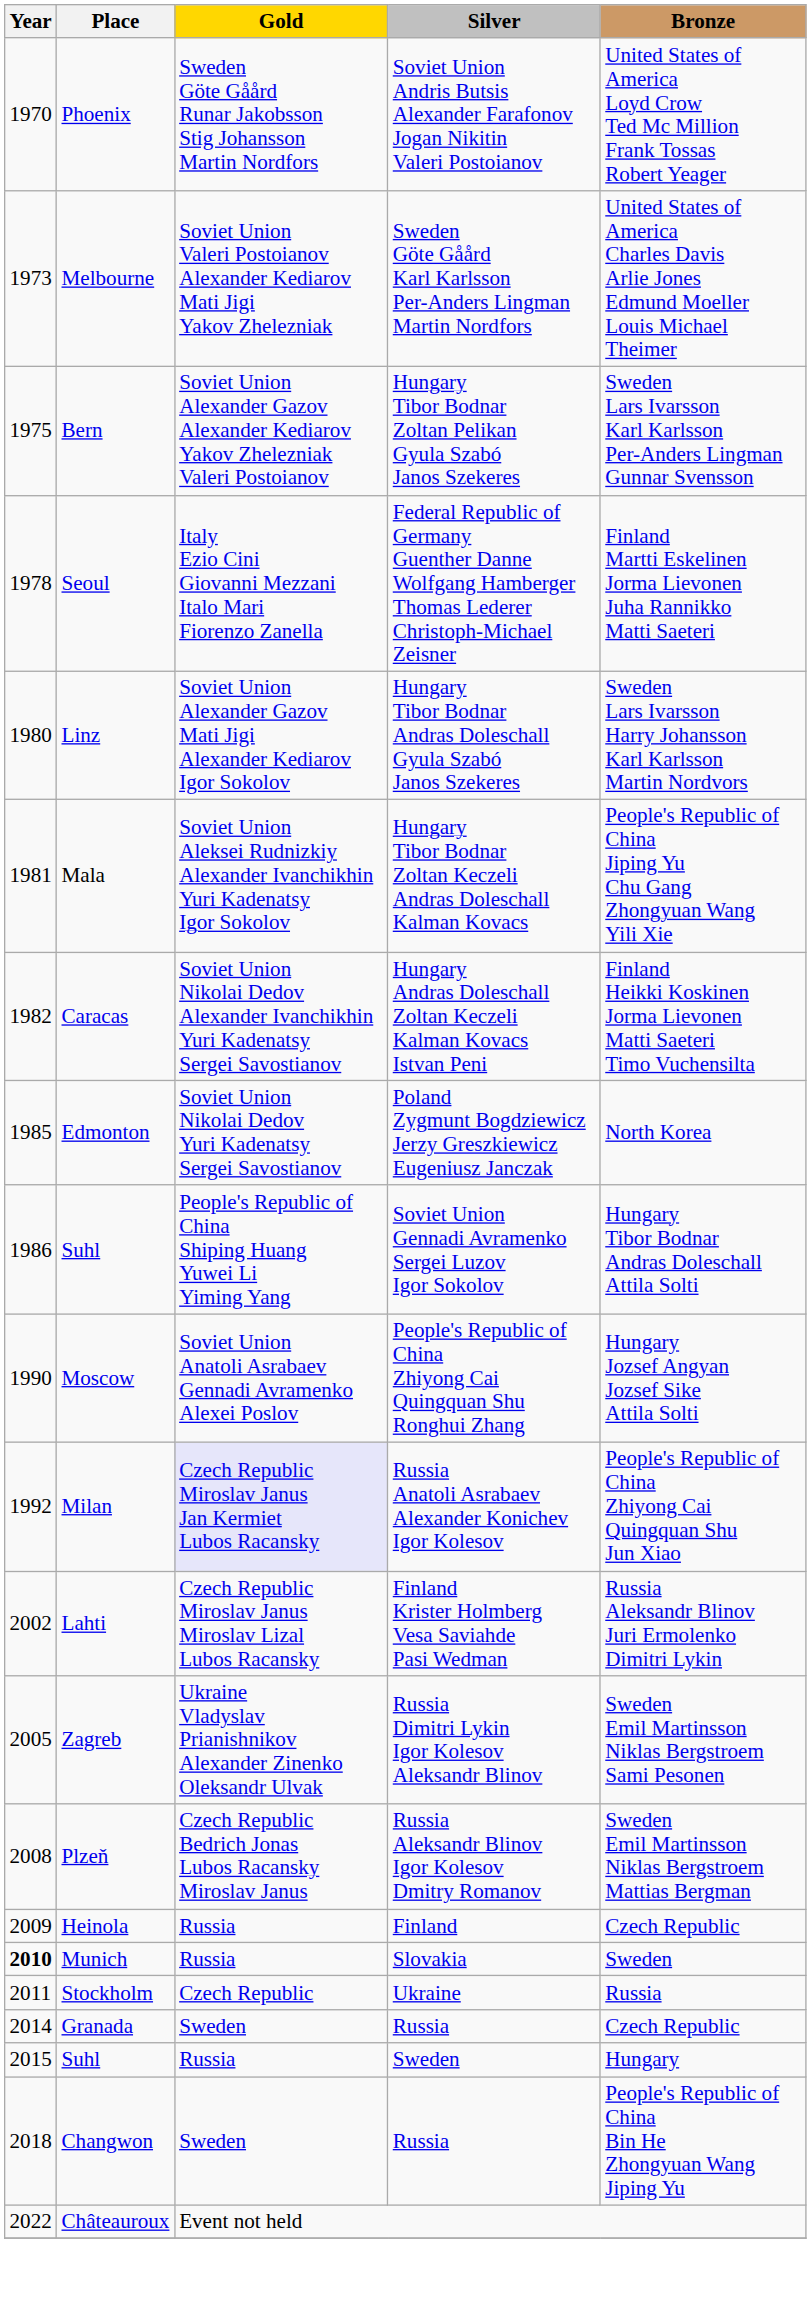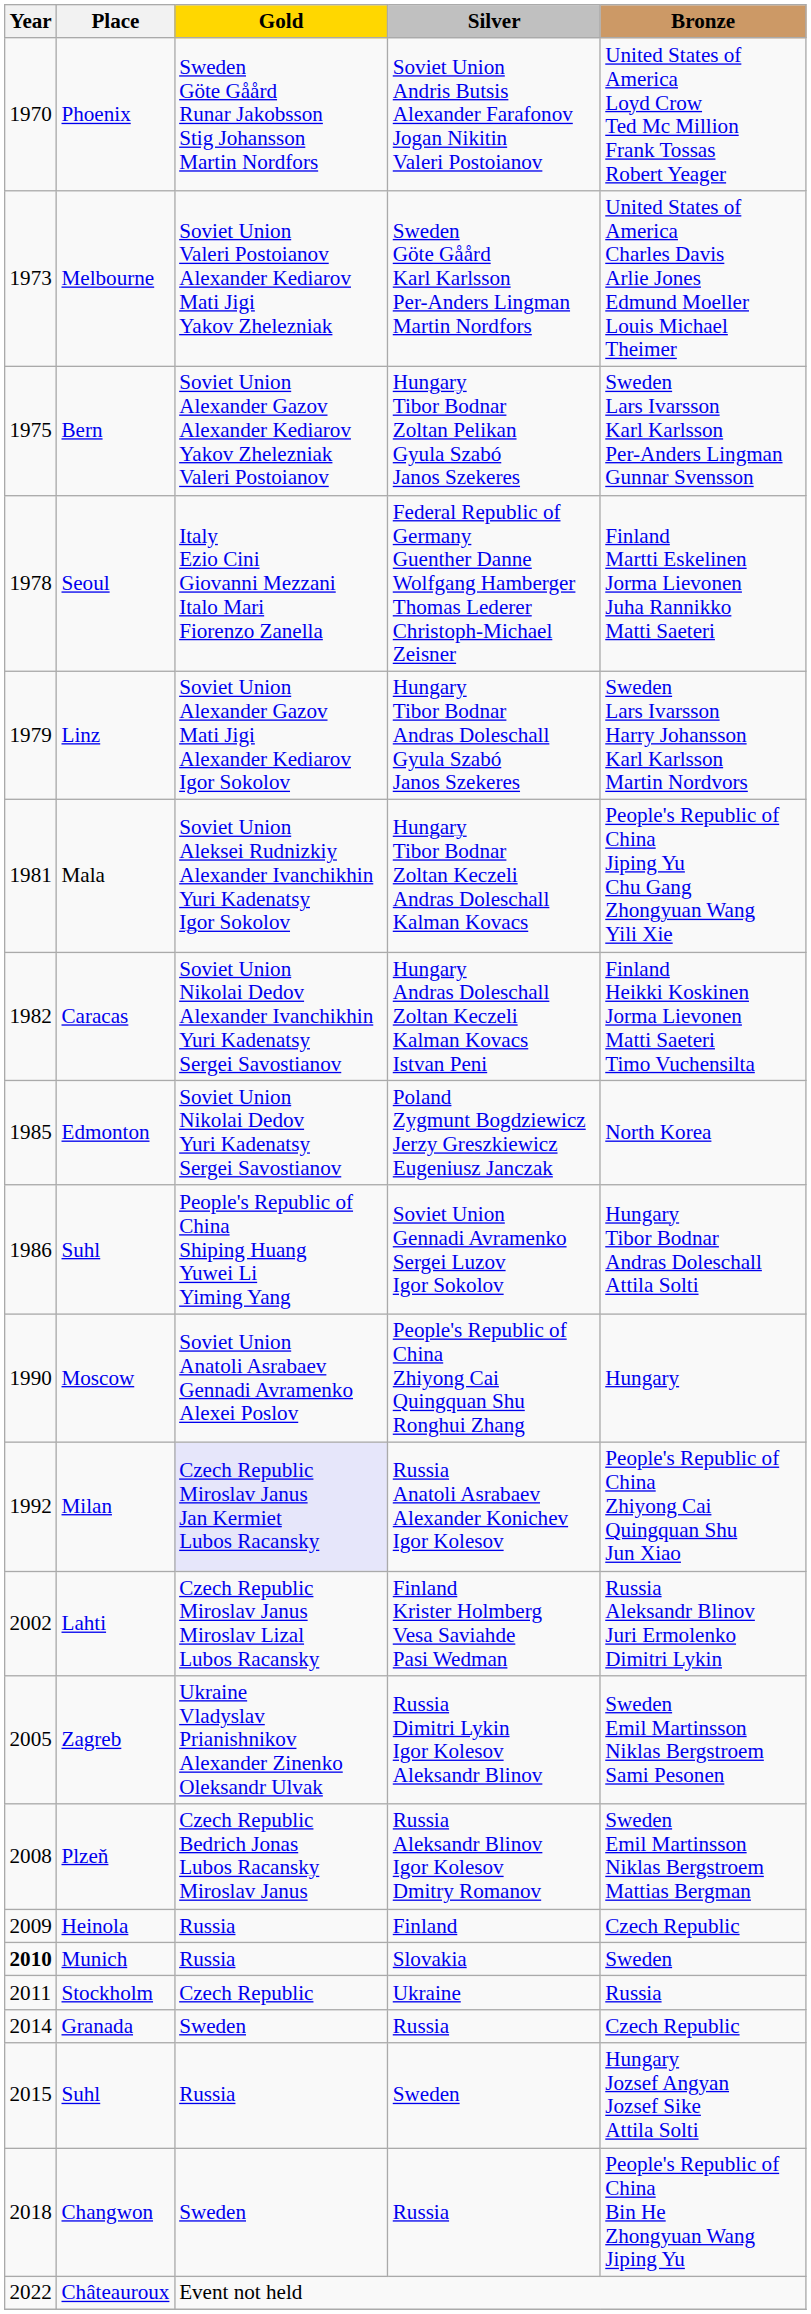(31, 735) 1980 -> (31, 735) 1979
(667, 1377) Hungary Jozsef Angyan Jozsef Sike Attila Solti -> (642, 1377) Hungary
(642, 2059) Hungary -> (667, 2095) Hungary Jozsef Angyan Jozsef Sike Attila Solti
